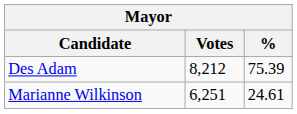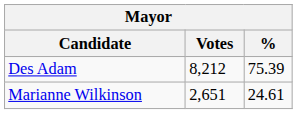(208, 95) 6,251 -> (208, 95) 2,651
